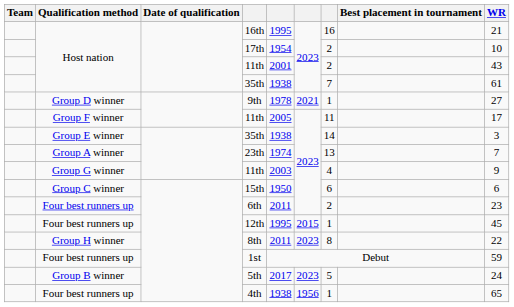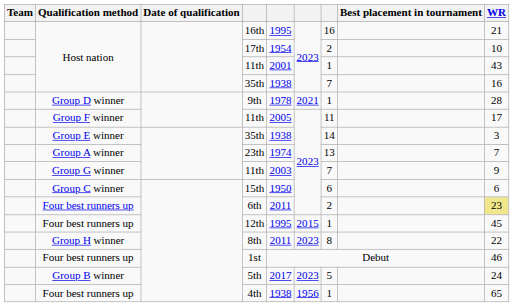(329, 65) 2 -> (329, 65) 1
(496, 83) 61 -> (496, 83) 16
(496, 100) 27 -> (496, 100) 28
(329, 170) 4 -> (329, 170) 7
(496, 205) no background -> (496, 205) khaki background
(496, 258) 59 -> (496, 258) 46
